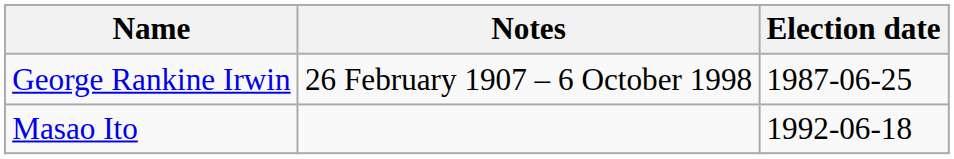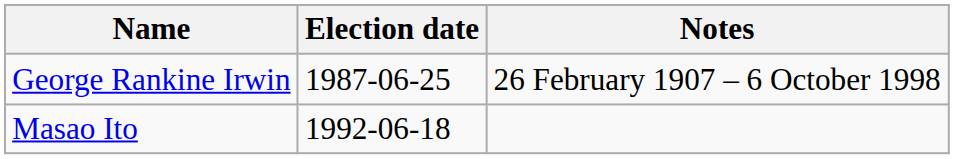columns swapped: (854, 29) <-> (529, 29)
